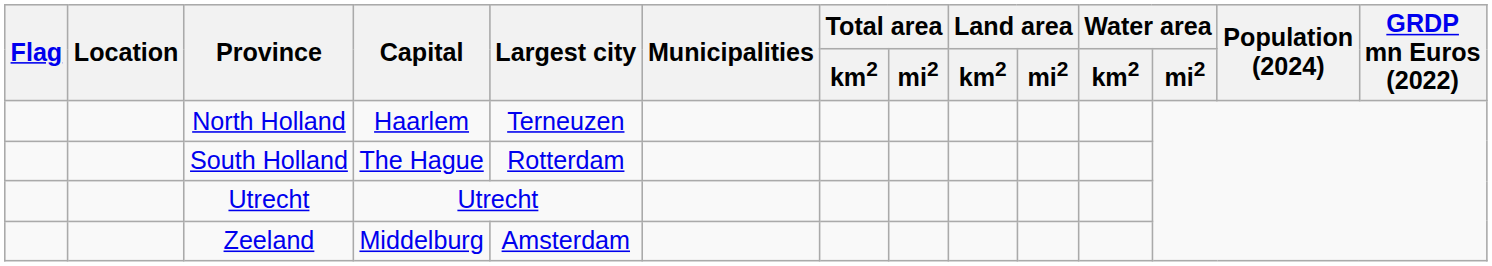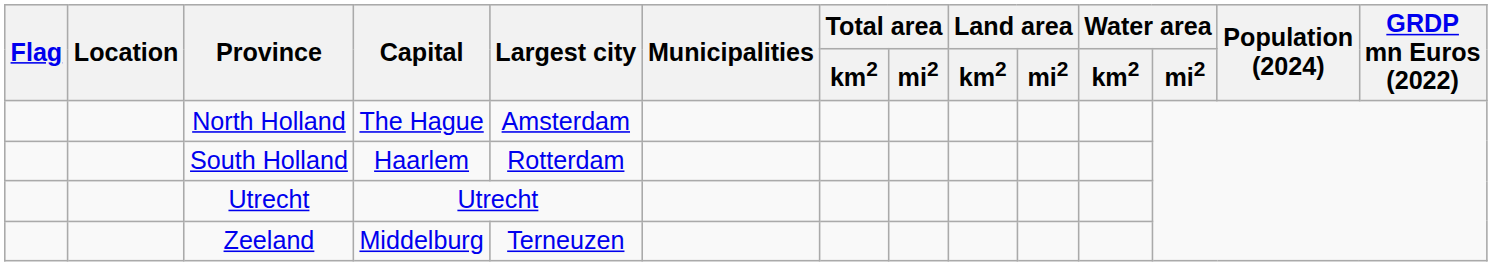(422, 120) Haarlem -> (422, 120) The Hague
(566, 120) Terneuzen -> (566, 120) Amsterdam
(422, 160) The Hague -> (422, 160) Haarlem
(566, 240) Amsterdam -> (566, 240) Terneuzen
